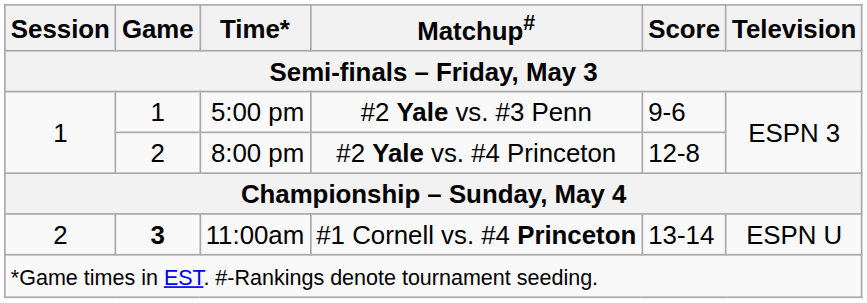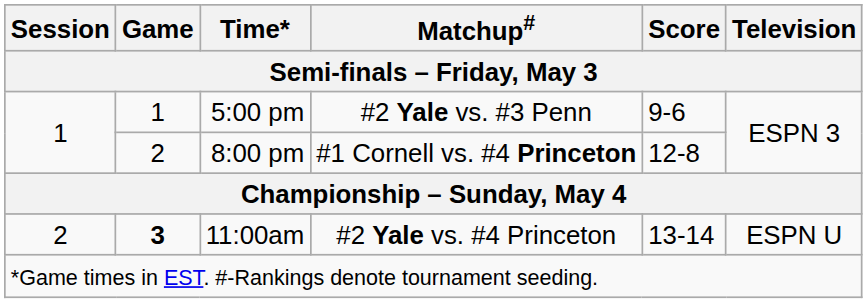(476, 153) #2 Yale vs. #4 Princeton -> (476, 153) #1 Cornell vs. #4 Princeton
(476, 235) #1 Cornell vs. #4 Princeton -> (476, 235) #2 Yale vs. #4 Princeton
